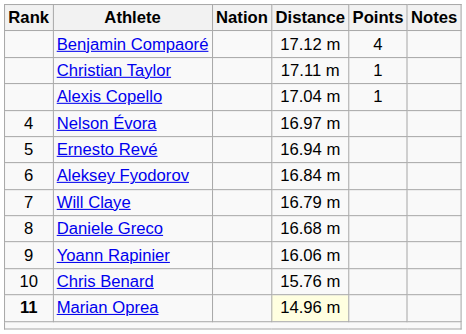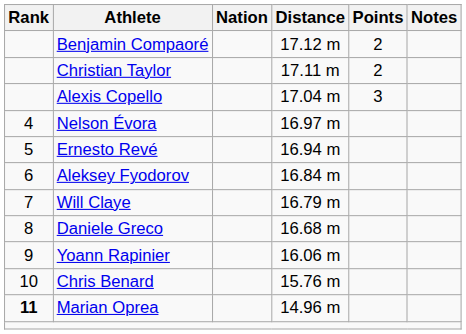(378, 44) 4 -> (378, 44) 2
(378, 70) 1 -> (378, 70) 2
(378, 96) 1 -> (378, 96) 3
(310, 307) lightyellow background -> (310, 307) no background
